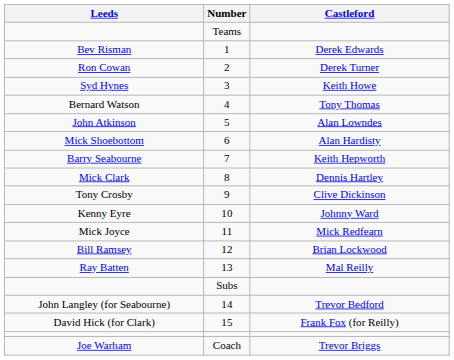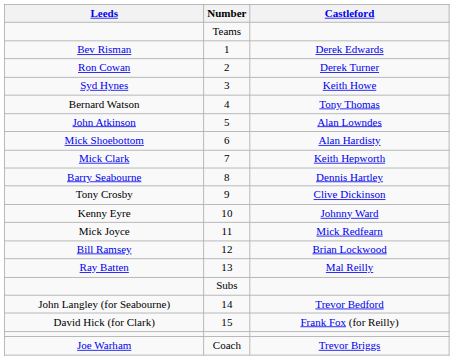(104, 158) Barry Seabourne -> (104, 158) Mick Clark
(104, 176) Mick Clark -> (104, 176) Barry Seabourne
